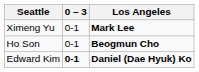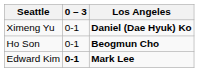(113, 28) Mark Lee -> (141, 28) Daniel (Dae Hyuk) Ko
(141, 59) Daniel (Dae Hyuk) Ko -> (113, 59) Mark Lee
